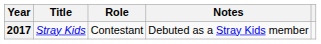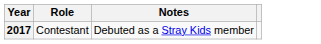- column: (61, 13)
